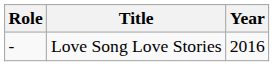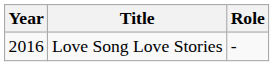columns swapped: (247, 18) <-> (26, 18)
